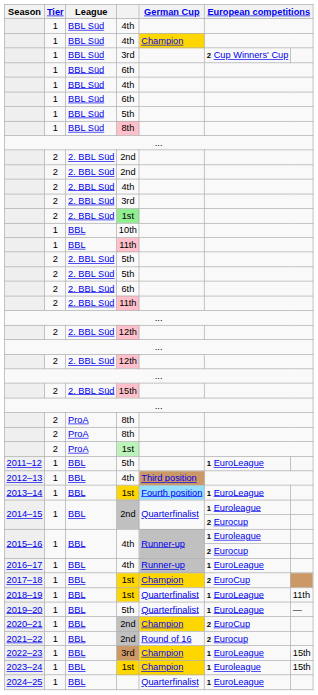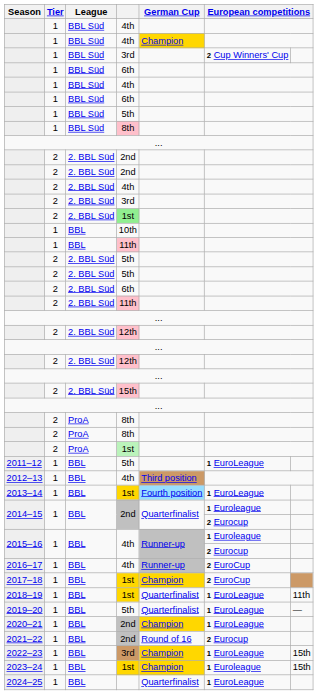(235, 565) 1 EuroLeague -> (228, 565) 2 EuroCup
(228, 623) 2 EuroCup -> (235, 623) 1 EuroLeague
